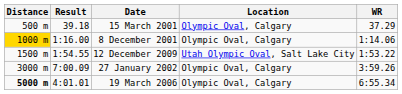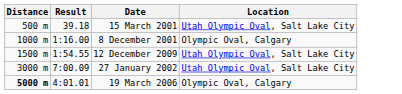- column: (377, 11)
(236, 26) Olympic Oval, Calgary -> (268, 26) Utah Olympic Oval, Salt Lake City
(33, 40) gold background -> (33, 40) no background
(236, 68) Olympic Oval, Calgary -> (268, 68) Utah Olympic Oval, Salt Lake City
